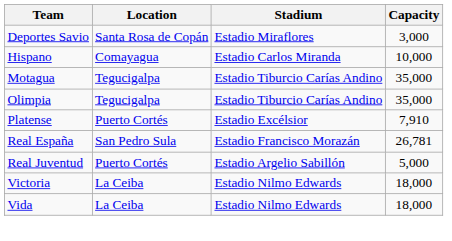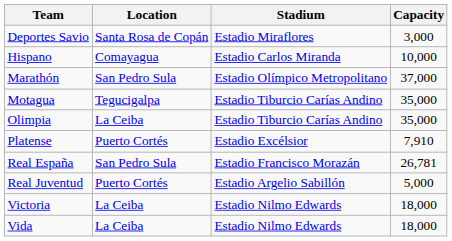+ row: (33, 78)
(127, 99) Tegucigalpa -> (119, 120) La Ceiba
